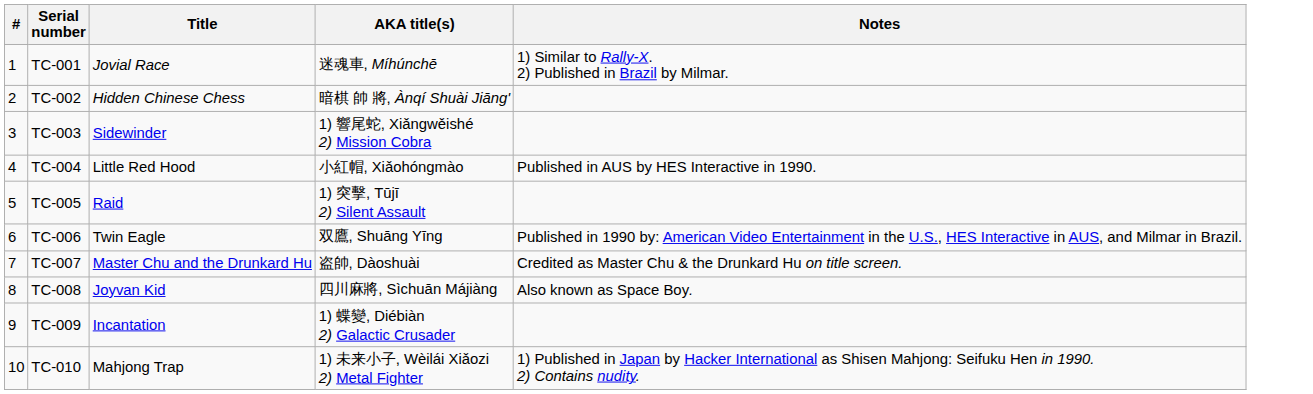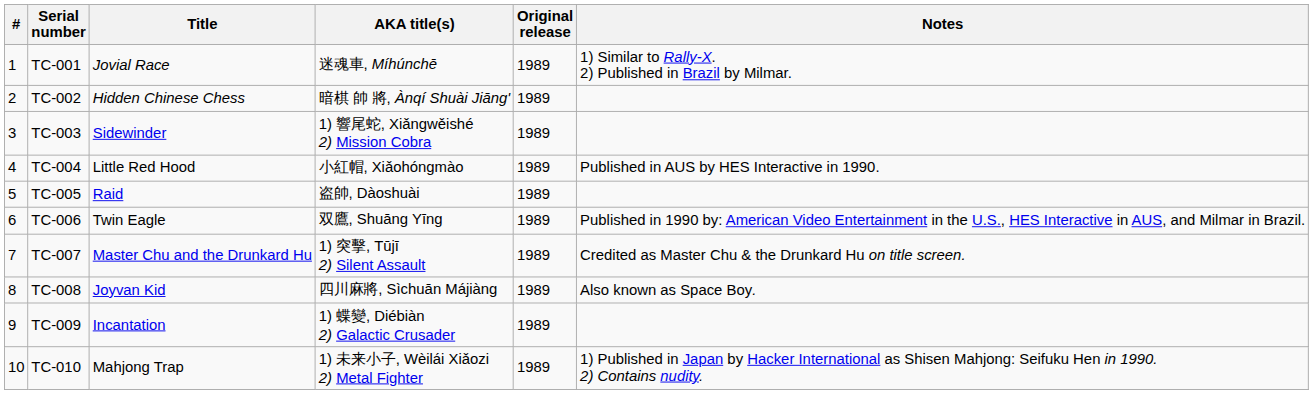+ column: (545, 24)
(372, 203) 1) 突擊, Tūjī 2) Silent Assault -> (369, 193) 盗帥, Dàoshuài
(369, 263) 盗帥, Dàoshuài -> (372, 255) 1) 突擊, Tūjī 2) Silent Assault
